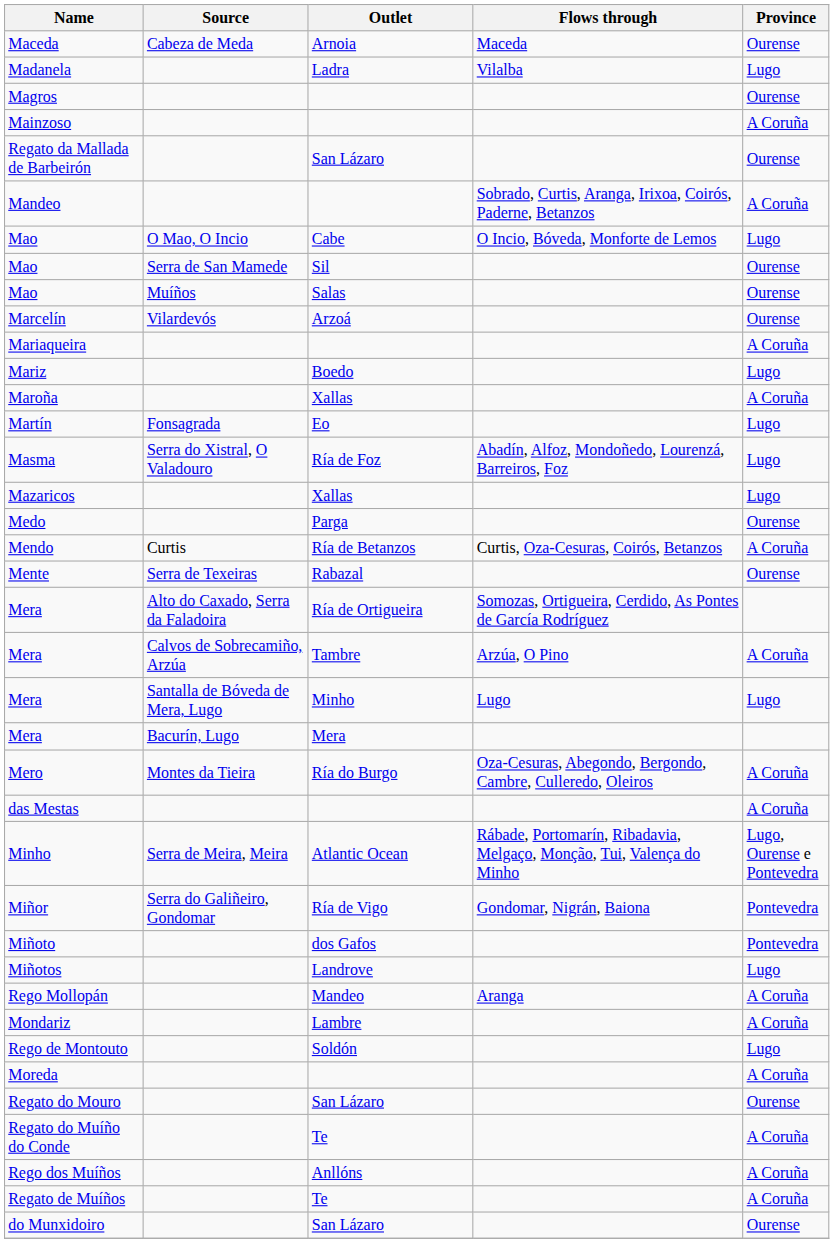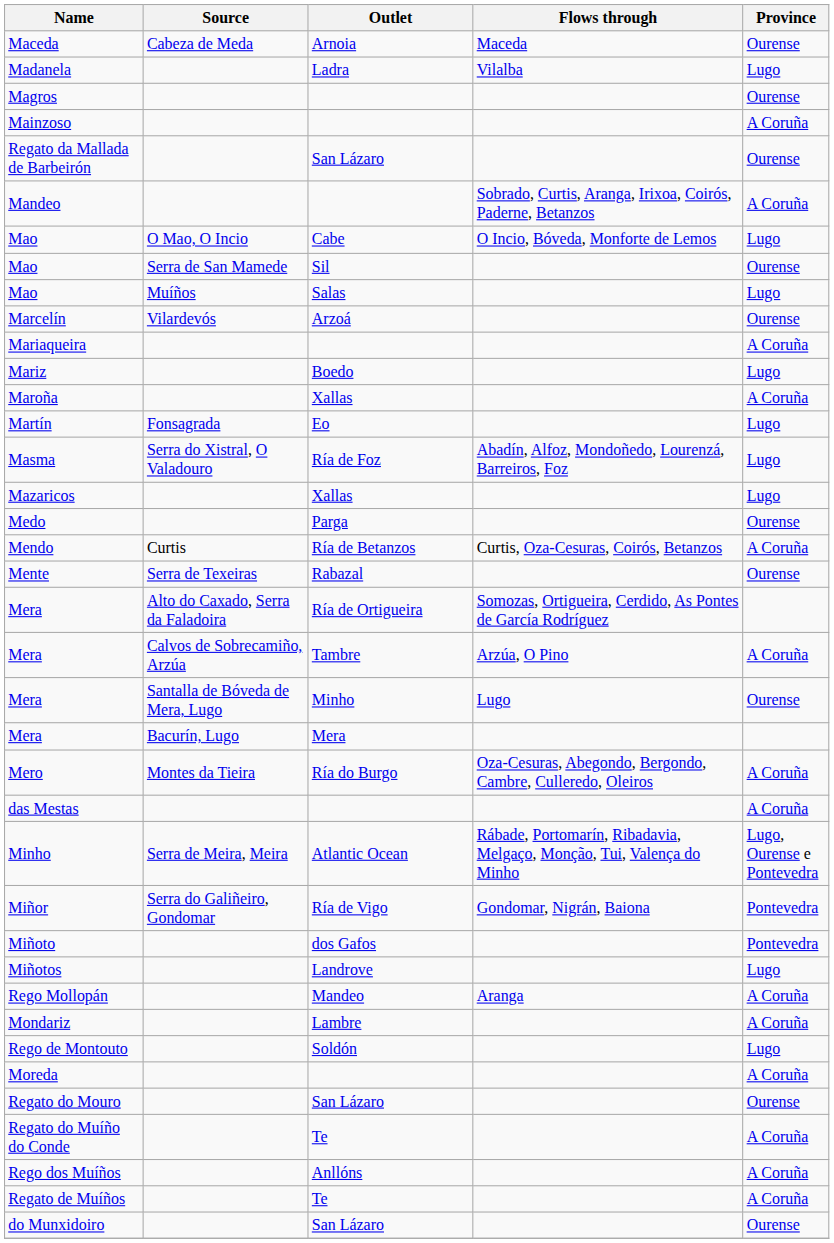(773, 292) Ourense -> (763, 292) Lugo
(763, 700) Lugo -> (773, 700) Ourense
